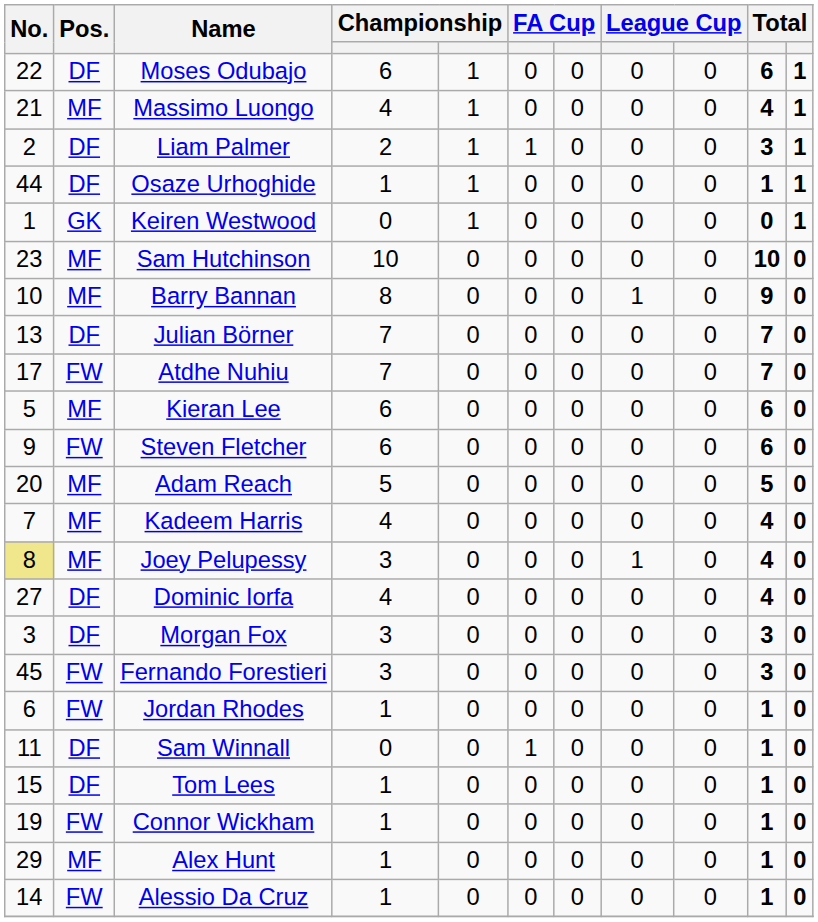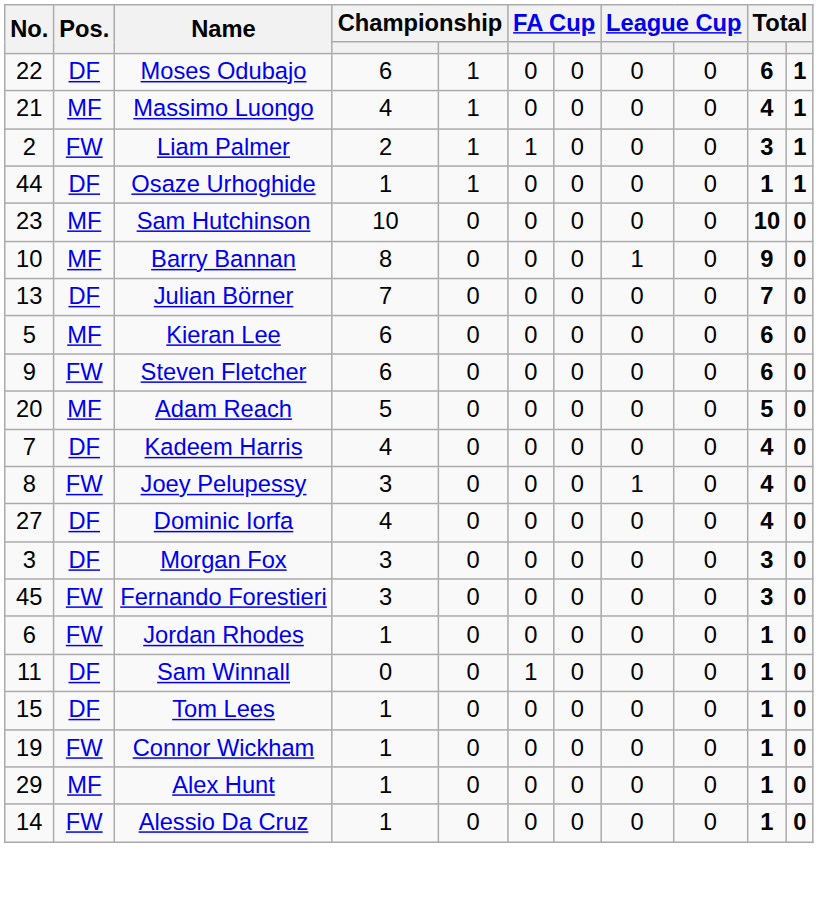(84, 146) DF -> (84, 146) FW
- row: (224, 221)
- row: (224, 372)
(84, 522) MF -> (84, 447) DF
(29, 559) khaki background -> (29, 484) no background
(84, 559) MF -> (84, 484) FW
